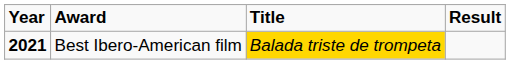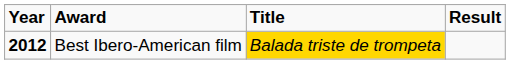(28, 45) 2021 -> (28, 45) 2012
